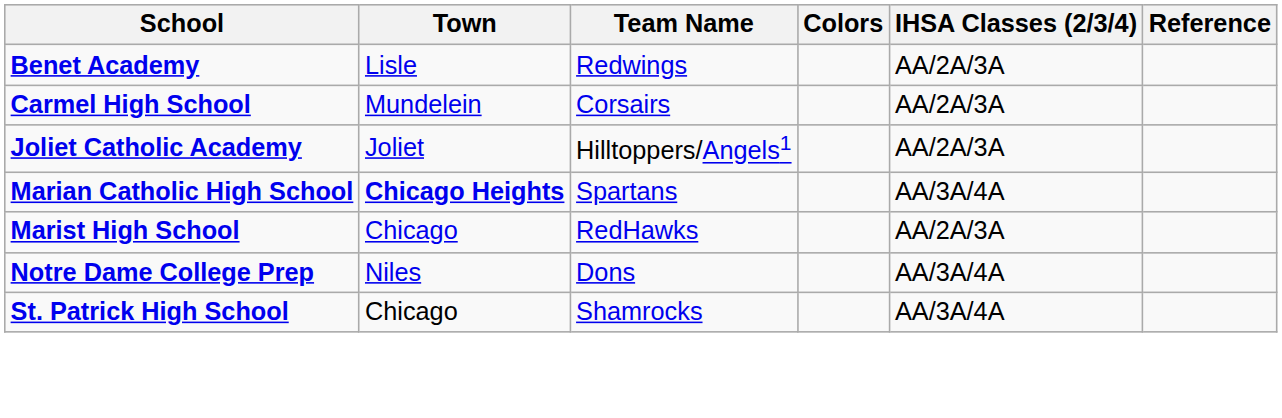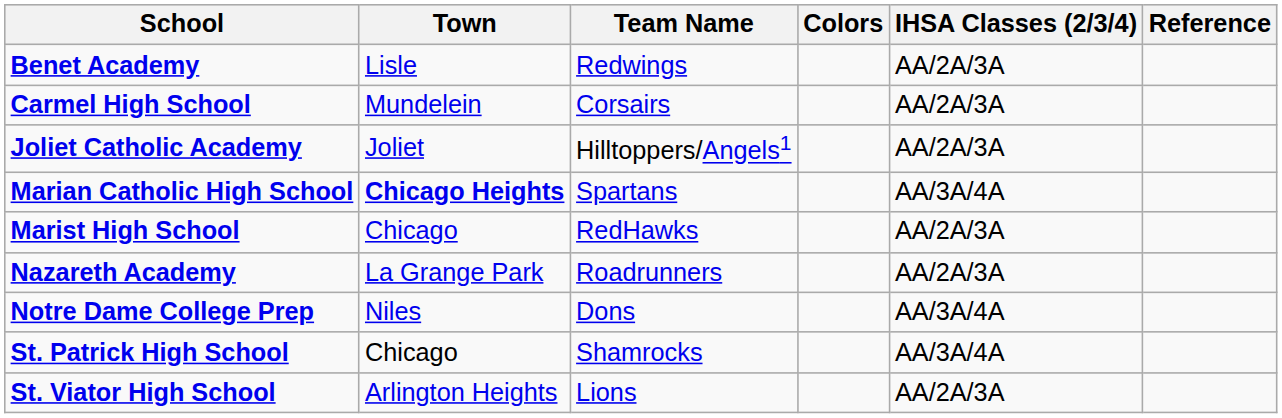+ row: (123, 271)
+ row: (143, 392)
